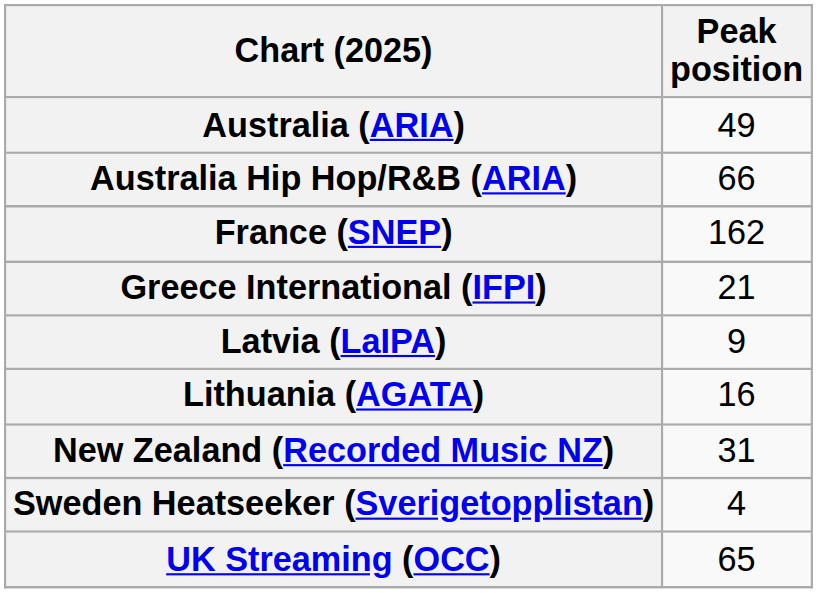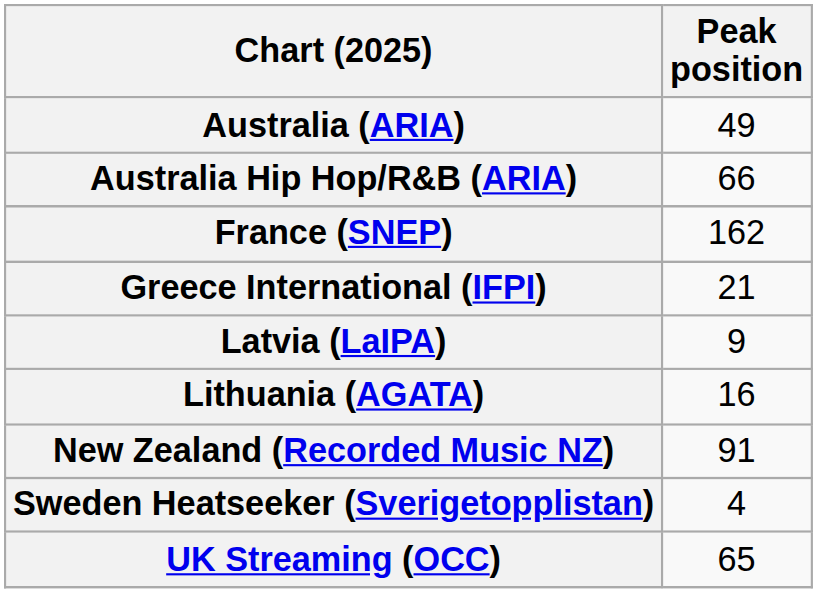(737, 450) 31 -> (737, 450) 91
